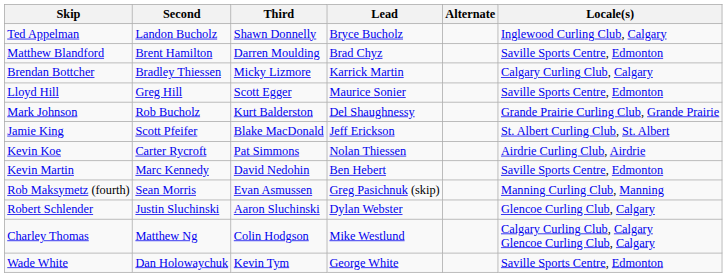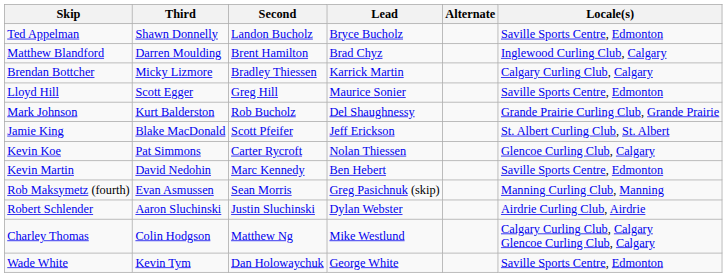columns swapped: (279, 14) <-> (182, 14)
(584, 33) Inglewood Curling Club, Calgary -> (582, 33) Saville Sports Centre, Edmonton
(582, 53) Saville Sports Centre, Edmonton -> (584, 53) Inglewood Curling Club, Calgary
(573, 151) Airdrie Curling Club, Airdrie -> (578, 151) Glencoe Curling Club, Calgary
(578, 209) Glencoe Curling Club, Calgary -> (573, 209) Airdrie Curling Club, Airdrie
